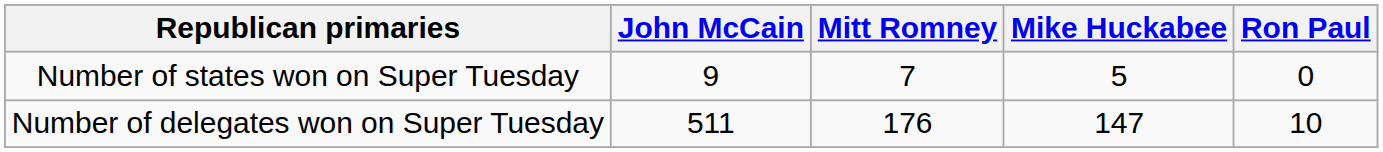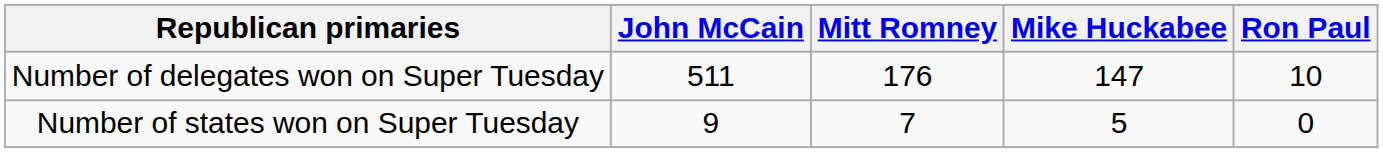rows swapped: (308, 75) <-> (308, 123)
